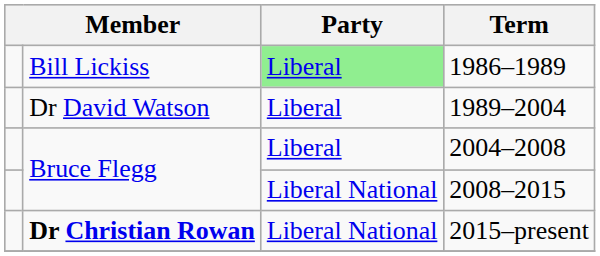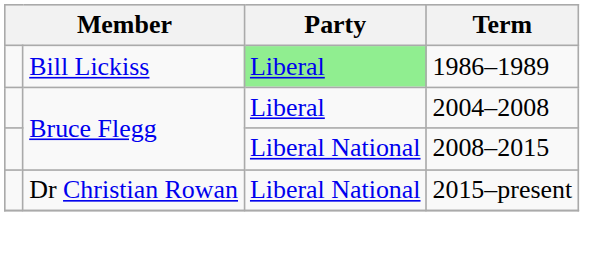- row: (508, 107)
(142, 230) bold -> (134, 189) normal
